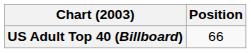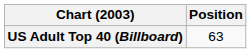(216, 36) 66 -> (216, 36) 63
